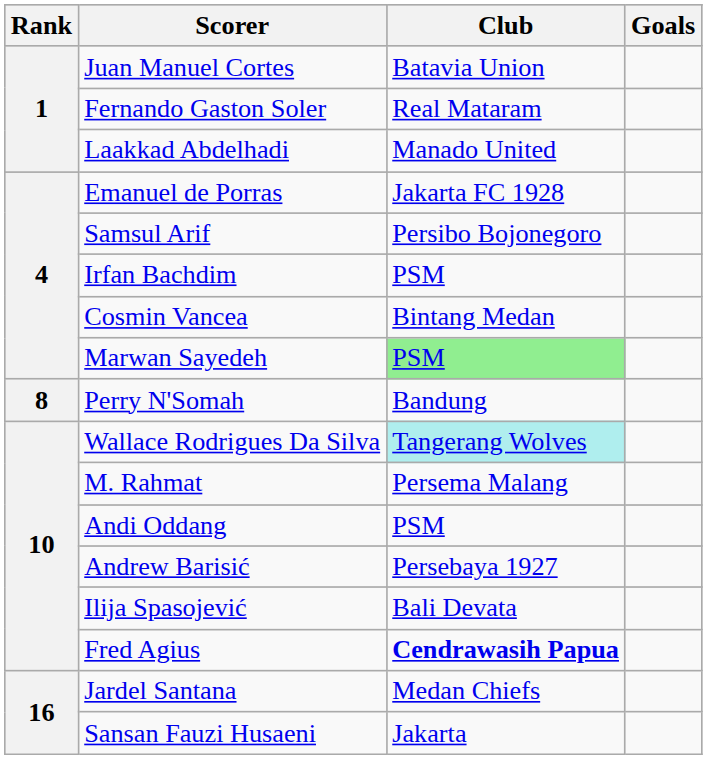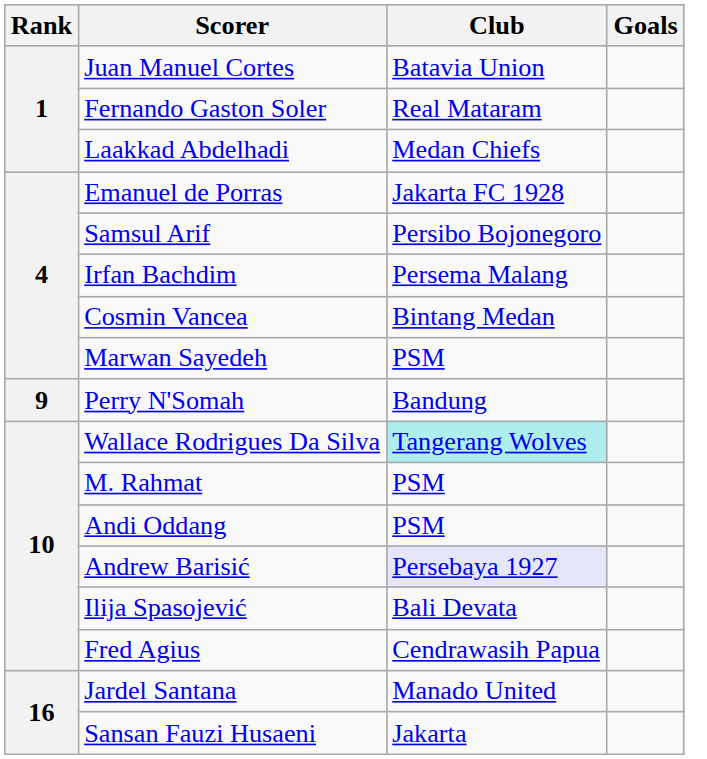(474, 150) Manado United -> (466, 150) Medan Chiefs
(419, 274) PSM -> (480, 274) Persema Malang
(419, 358) lightgreen background -> (419, 358) no background
(41, 399) 8 -> (41, 399) 9
(480, 483) Persema Malang -> (419, 483) PSM
(475, 566) no background -> (475, 566) lavender background
(506, 649) bold -> (496, 649) normal
(466, 691) Medan Chiefs -> (474, 691) Manado United
